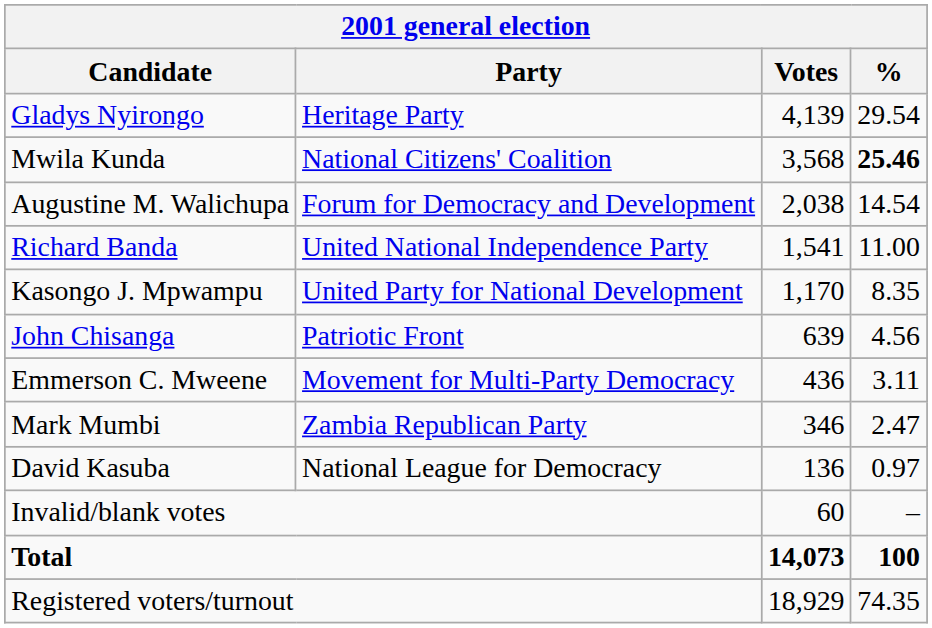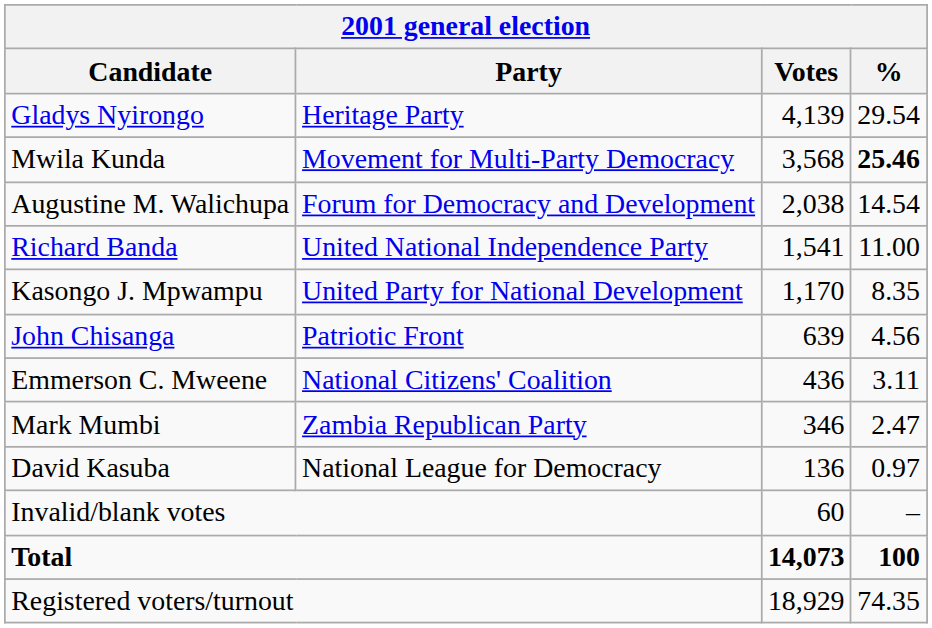(457, 159) National Citizens' Coalition -> (518, 159) Movement for Multi-Party Democracy
(518, 379) Movement for Multi-Party Democracy -> (457, 379) National Citizens' Coalition
